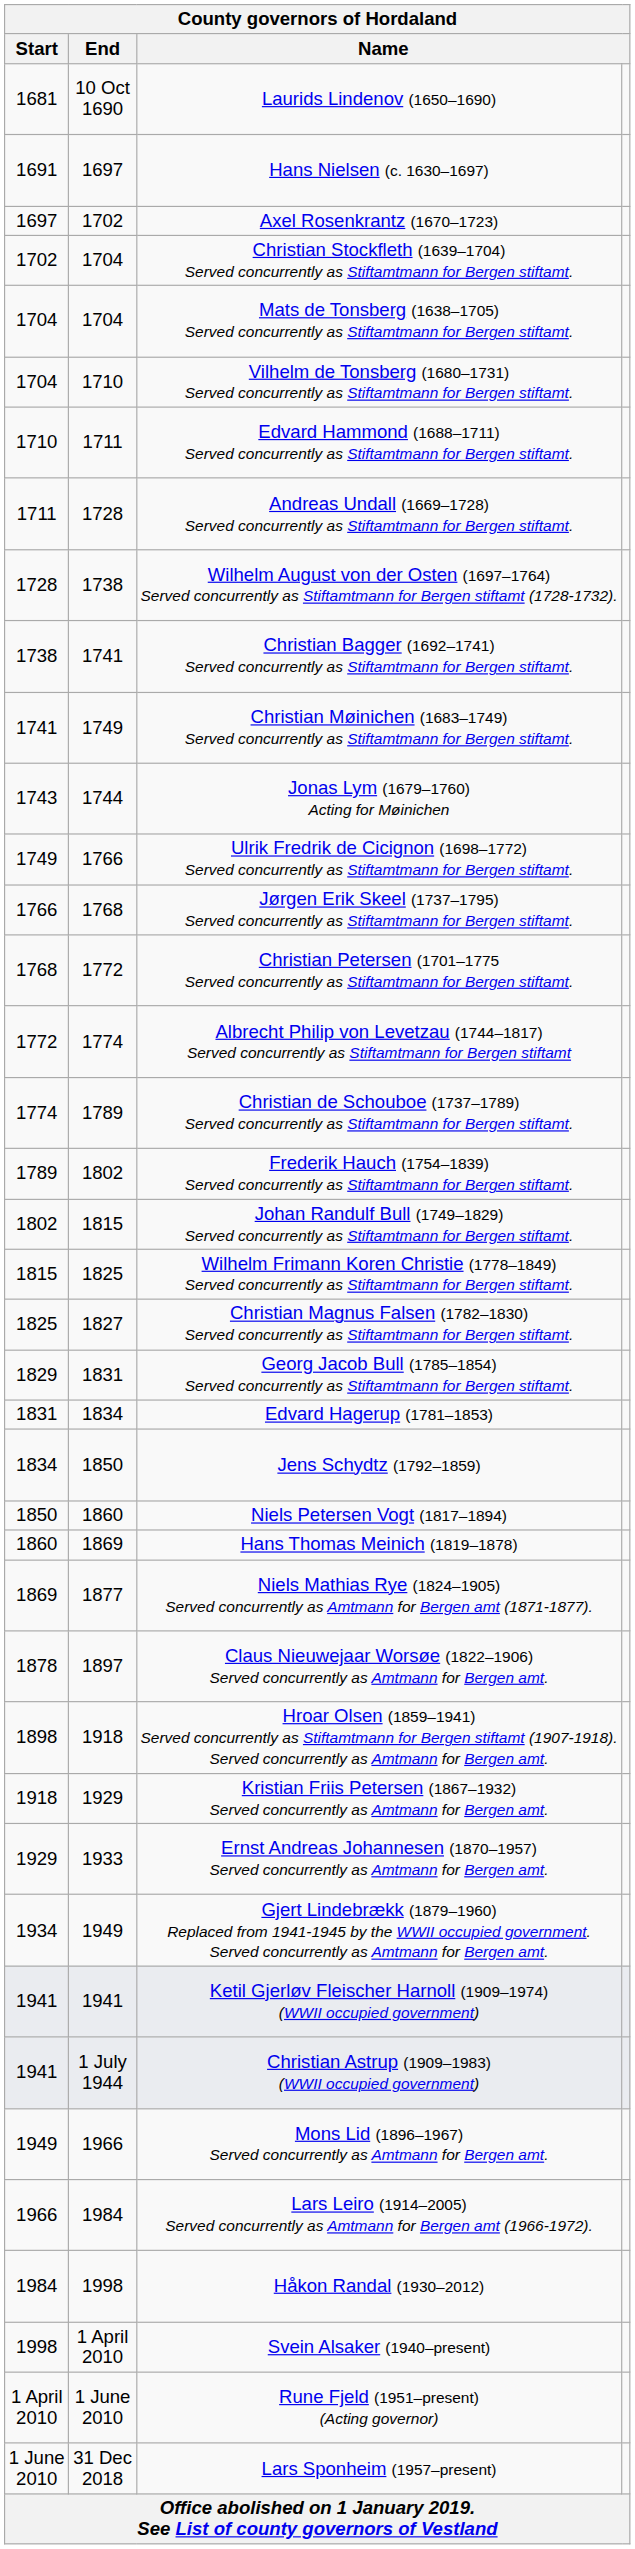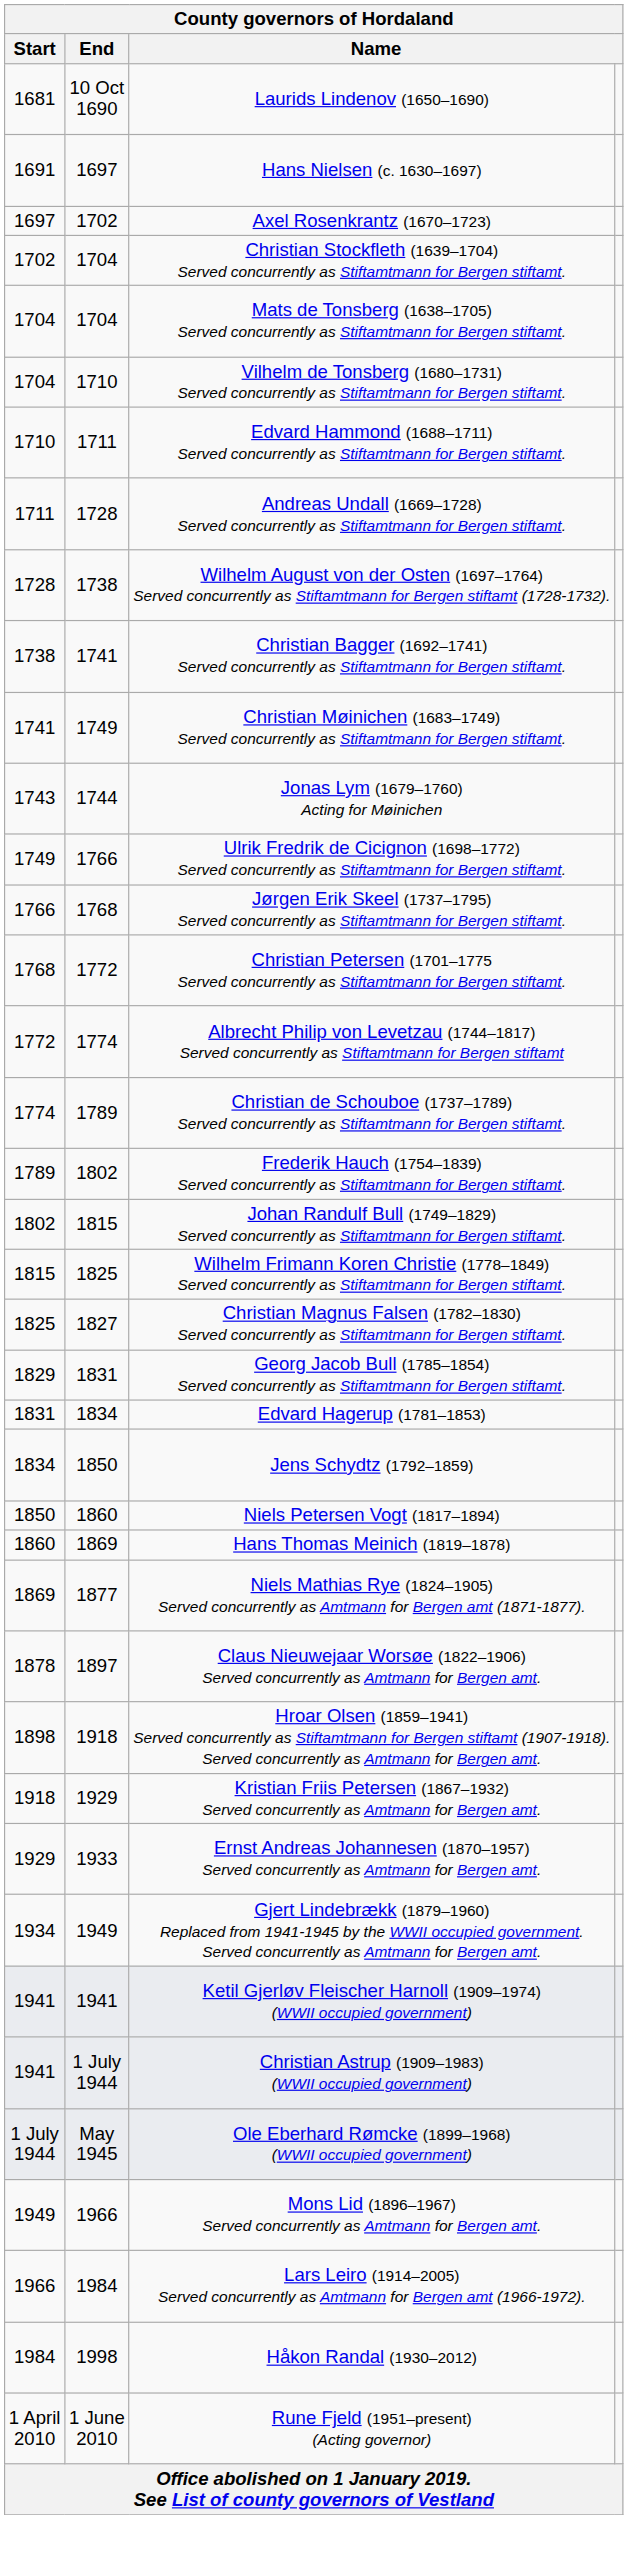+ row: (372, 2143)
- row: (379, 2346)
- row: (379, 2468)
